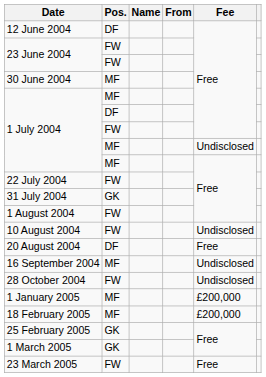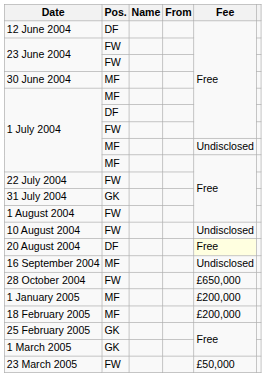(207, 247) no background -> (207, 247) lightyellow background
(225, 280) Undisclosed -> (218, 280) £650,000
(207, 364) Free -> (216, 364) £50,000
